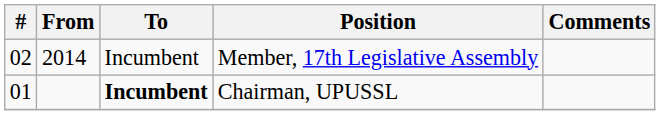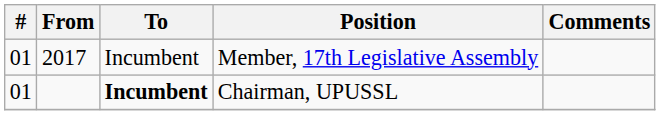(21, 57) 02 -> (21, 57) 01
(64, 57) 2014 -> (64, 57) 2017
